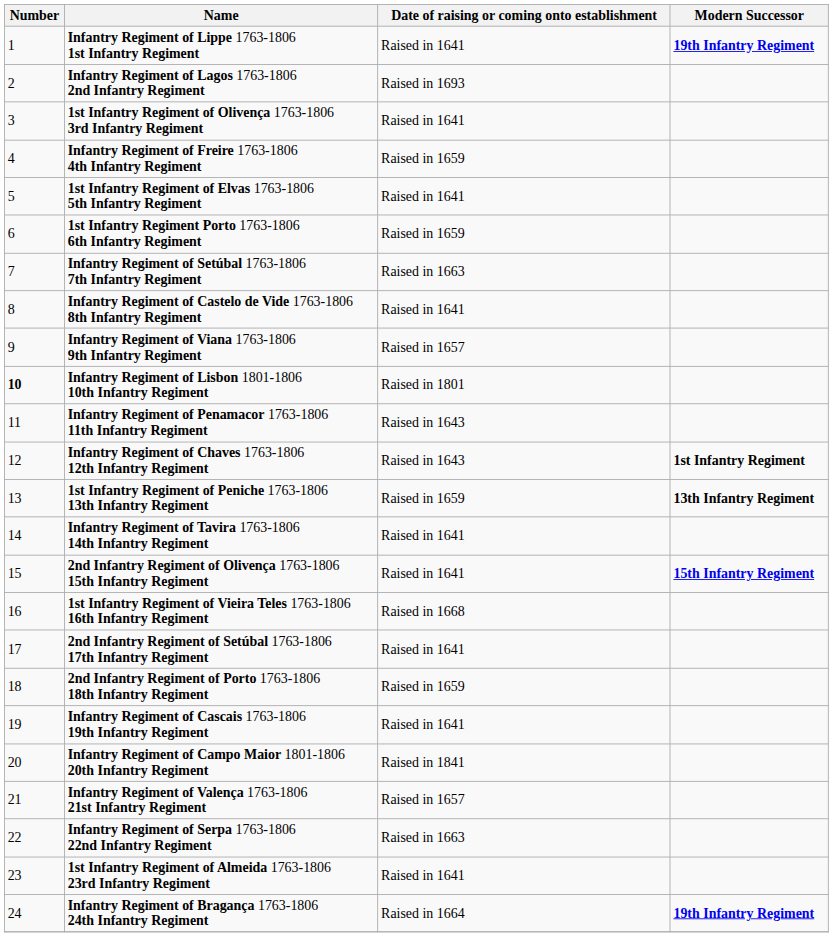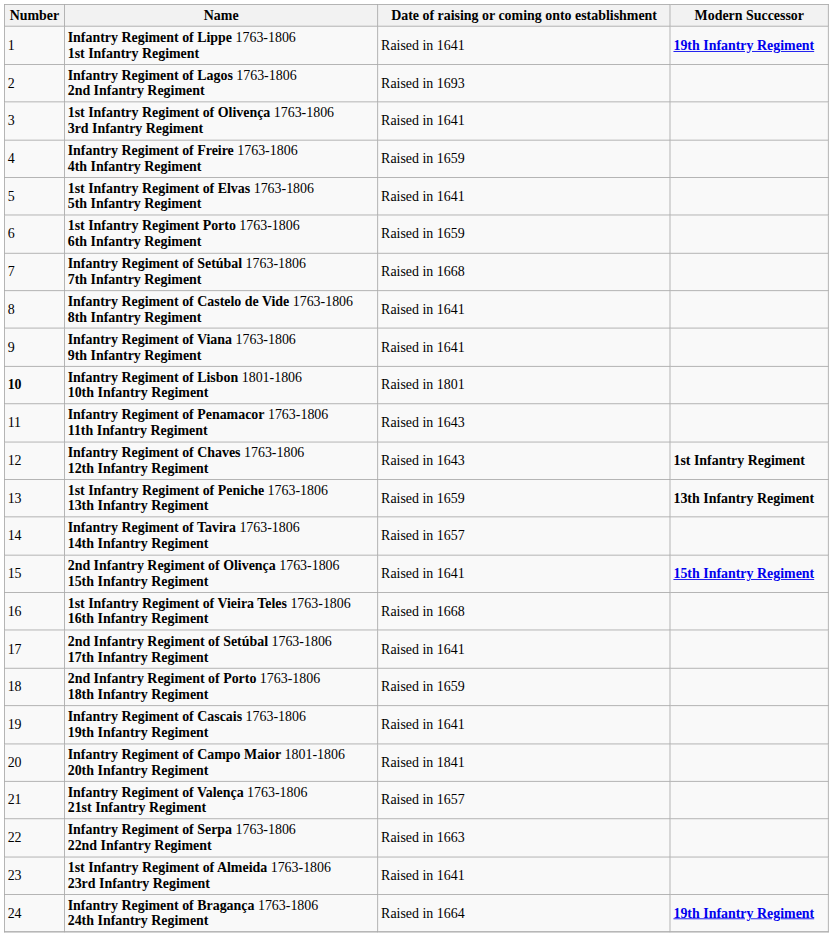(423, 271) Raised in 1663 -> (423, 271) Raised in 1668
(423, 347) Raised in 1657 -> (423, 347) Raised in 1641
(423, 536) Raised in 1641 -> (423, 536) Raised in 1657
